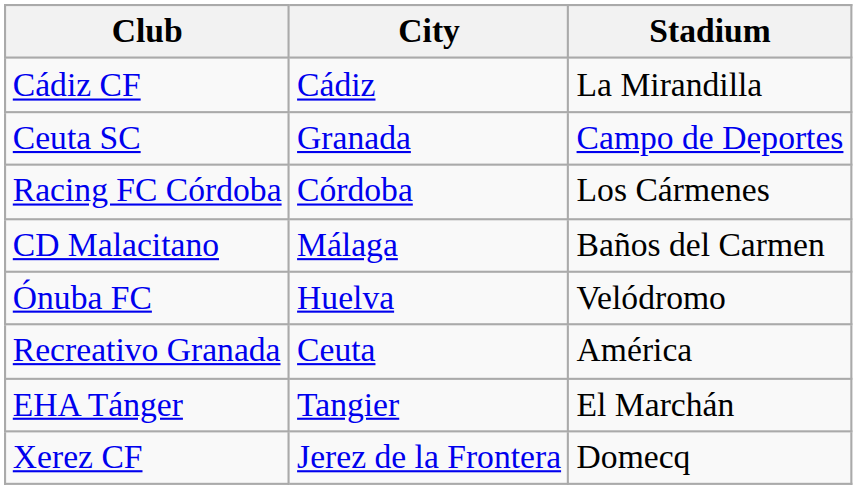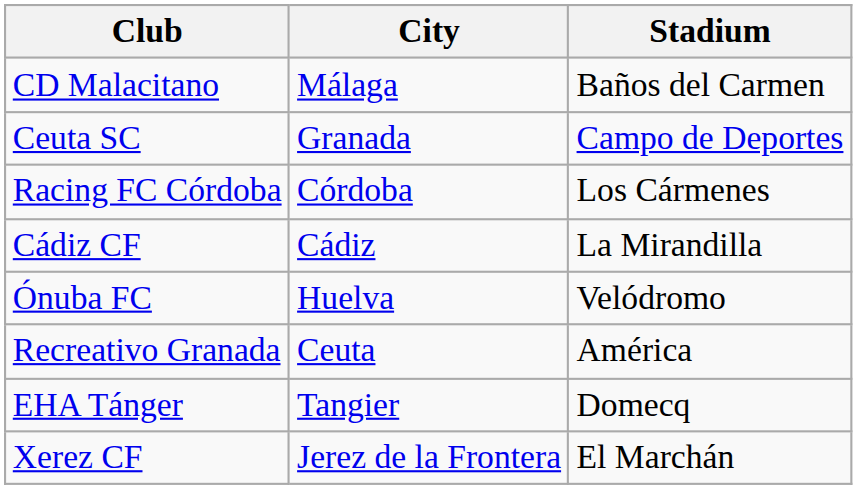rows swapped: (77, 84) <-> (116, 244)
(655, 404) El Marchán -> (633, 404) Domecq
(633, 457) Domecq -> (655, 457) El Marchán
